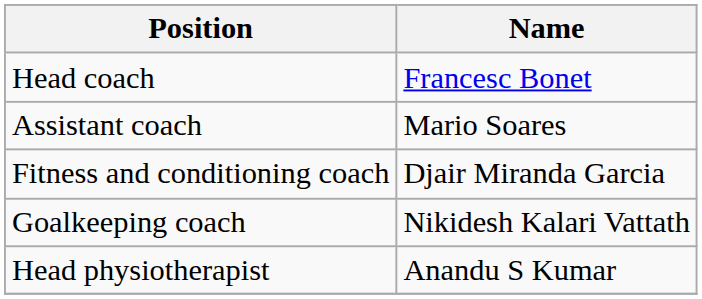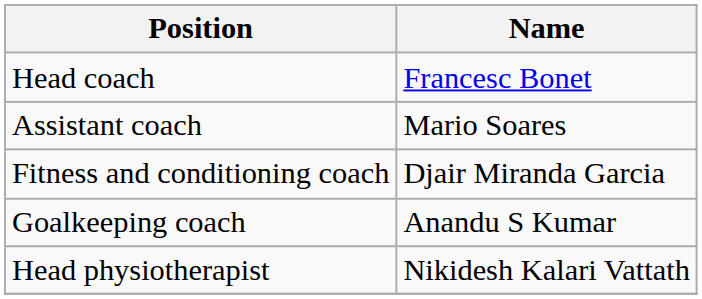(547, 221) Nikidesh Kalari Vattath -> (510, 221) Anandu S Kumar
(510, 269) Anandu S Kumar -> (547, 269) Nikidesh Kalari Vattath
